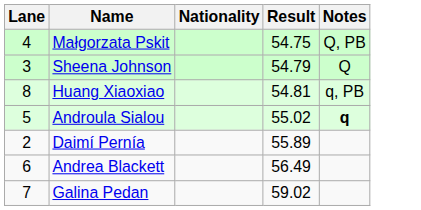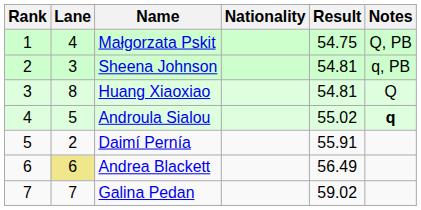+ column: (28, 17)
(291, 67) 54.79 -> (337, 67) 54.81
(345, 67) Q -> (391, 67) q, PB
(345, 92) q, PB -> (391, 92) Q
(291, 142) 55.89 -> (337, 142) 55.91
(27, 167) no background -> (73, 167) khaki background
